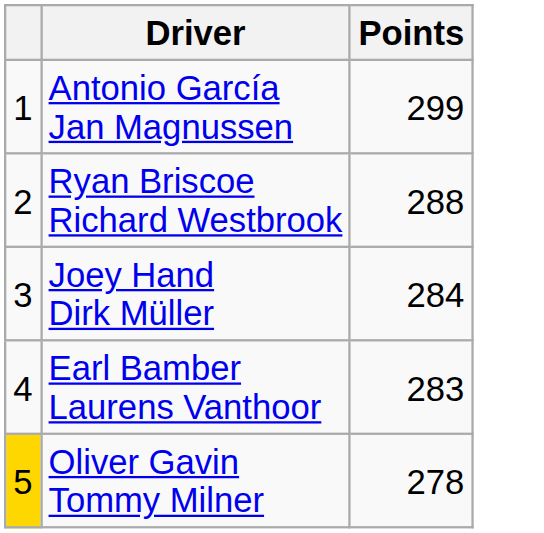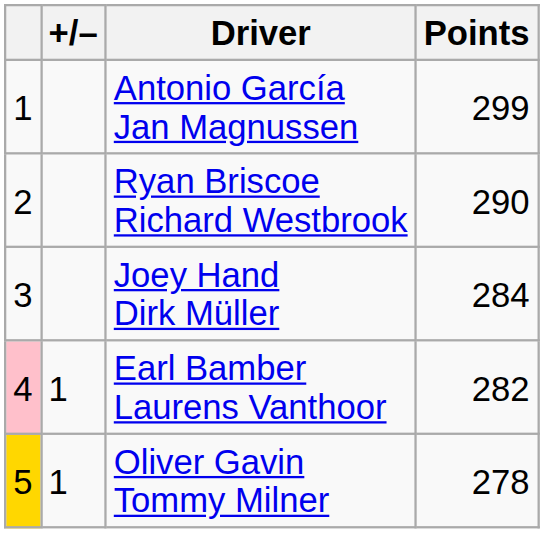+ column: (73, 33)
(435, 201) 288 -> (501, 201) 290
(23, 388) no background -> (23, 388) pink background
(435, 388) 283 -> (501, 388) 282
